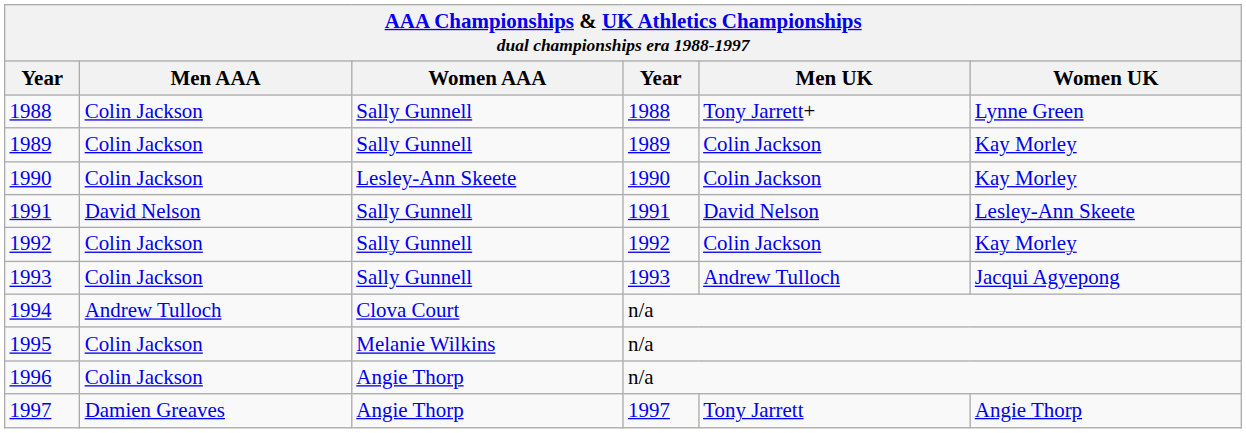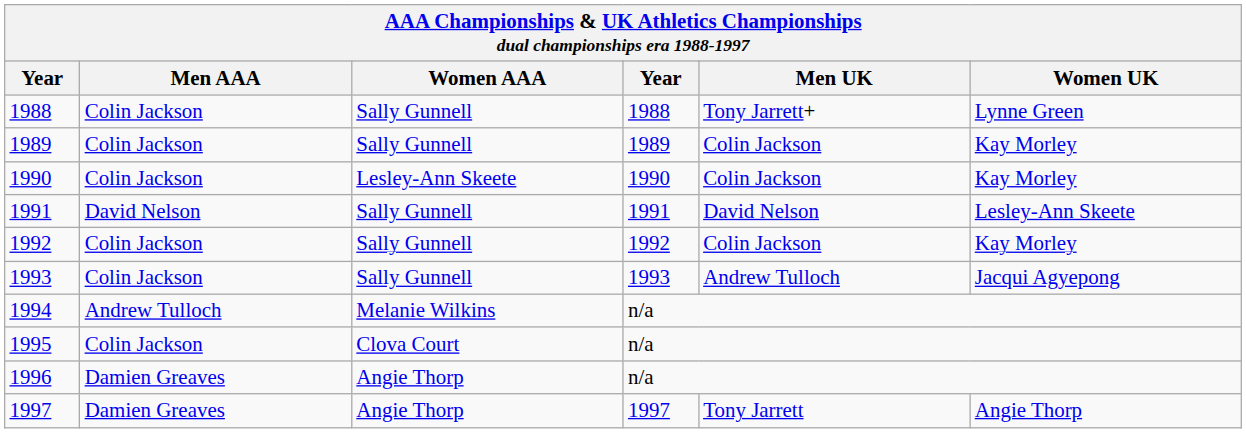(408, 310) Clova Court -> (426, 310) Melanie Wilkins
(426, 343) Melanie Wilkins -> (408, 343) Clova Court
(144, 377) Colin Jackson -> (155, 377) Damien Greaves
